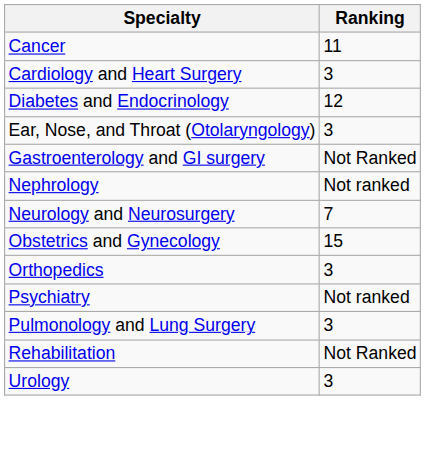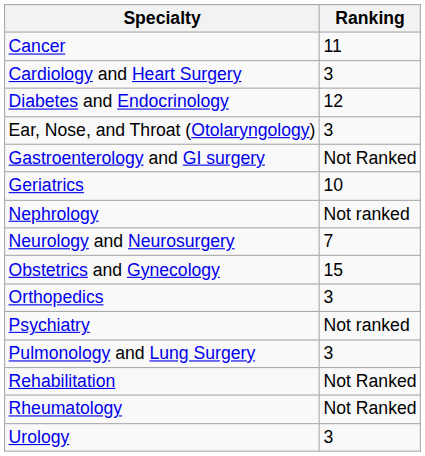+ row: (46, 185)
+ row: (65, 409)
